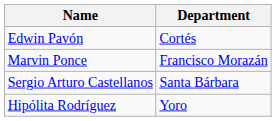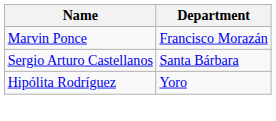- row: (45, 37)
